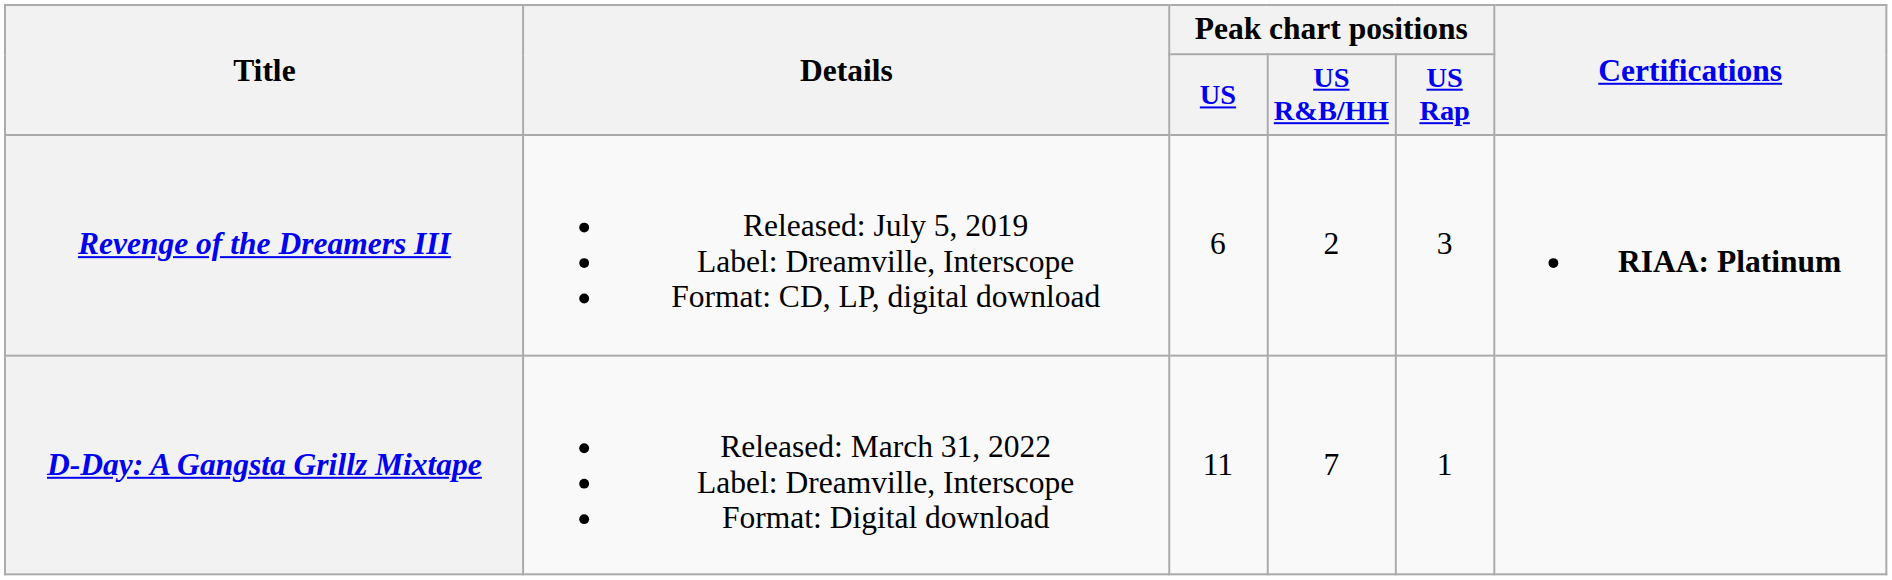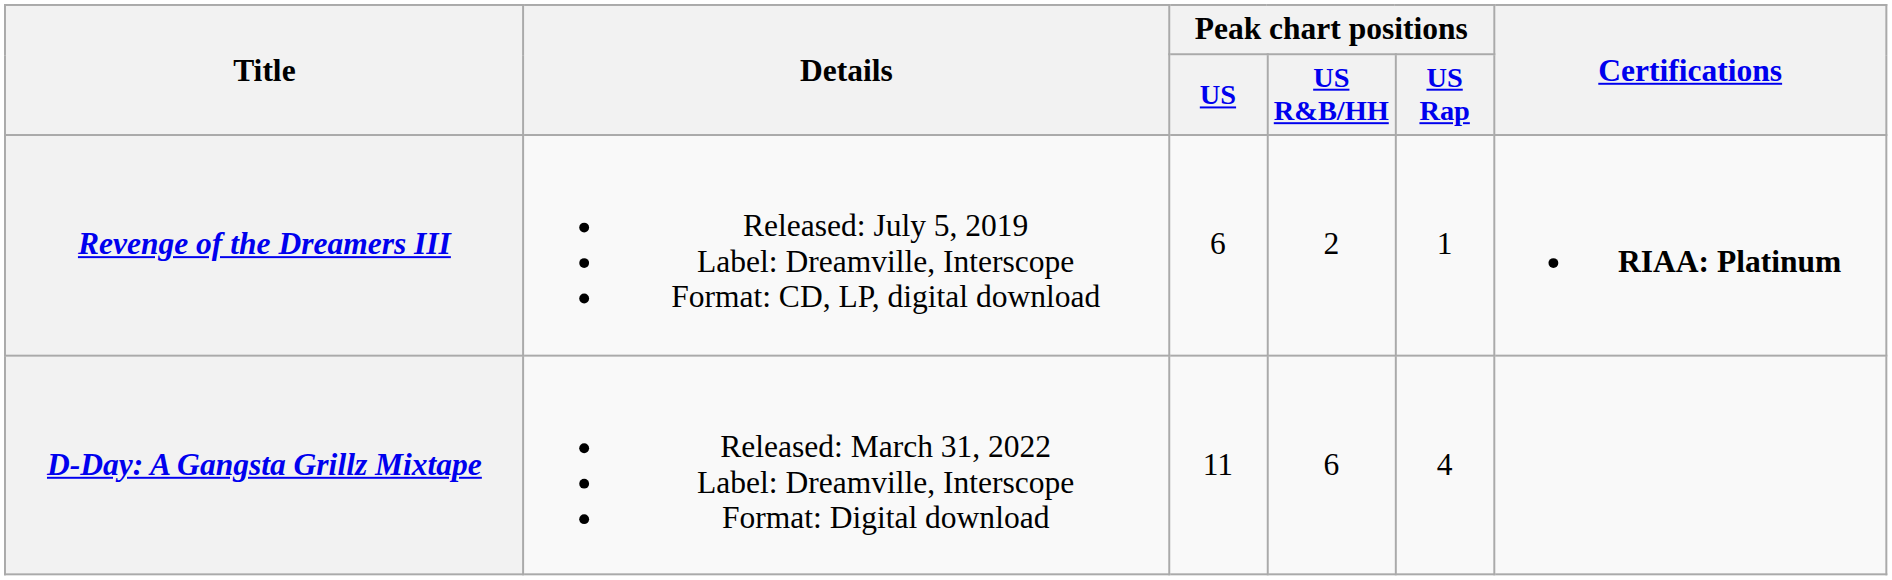(1445, 244) 3 -> (1445, 244) 1
(1331, 463) 7 -> (1331, 463) 6
(1445, 463) 1 -> (1445, 463) 4
